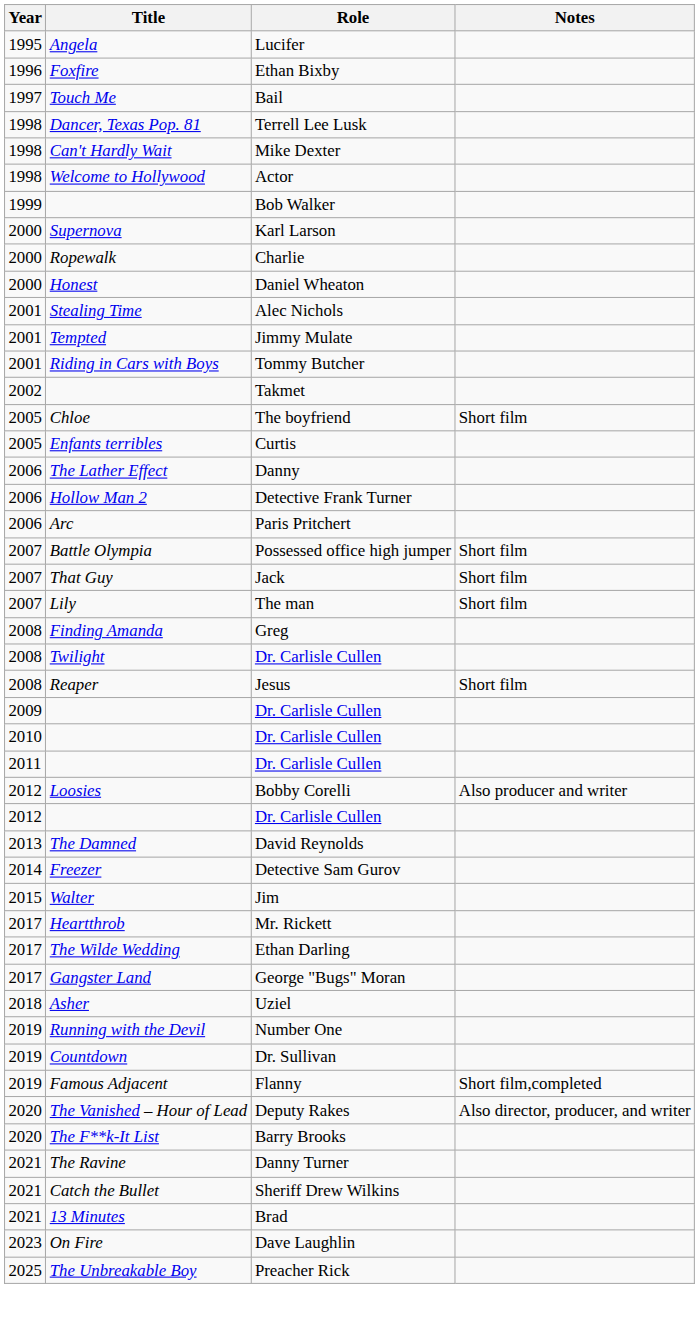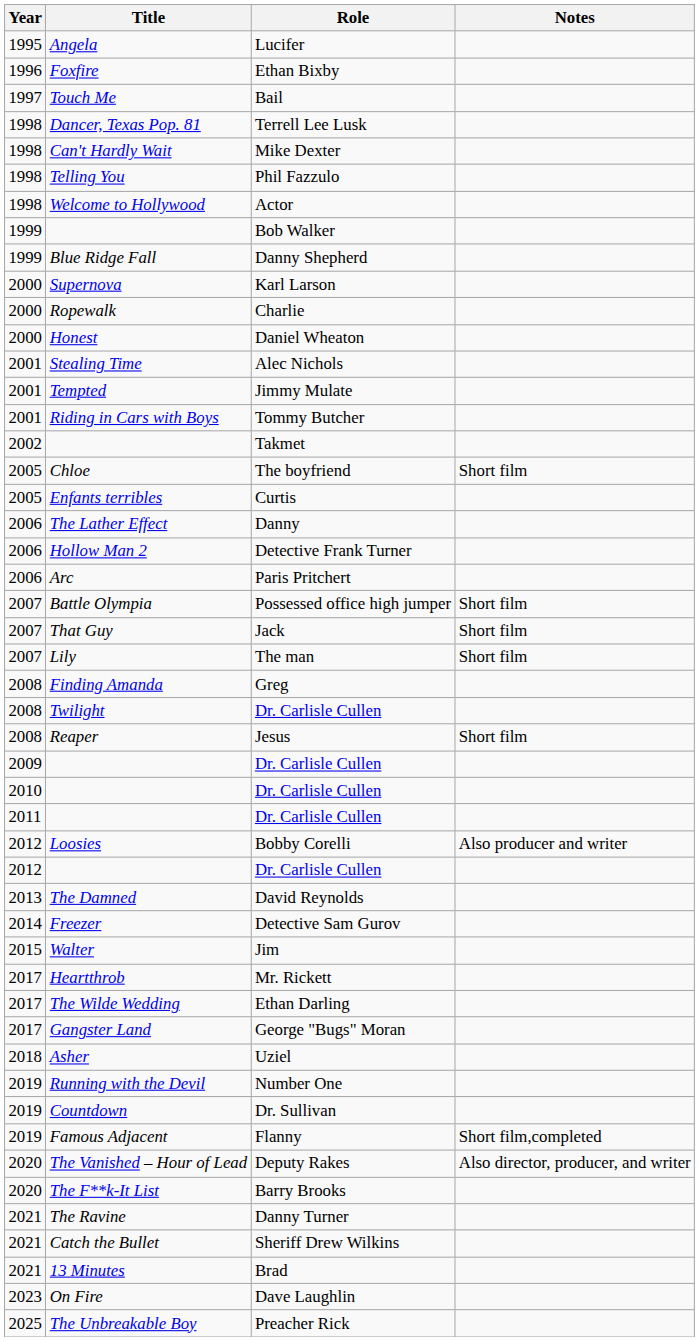+ row: (25, 177)
+ row: (25, 257)
